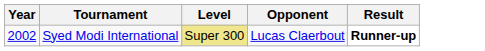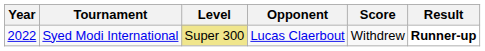+ column: (378, 15)
(22, 36) 2002 -> (22, 36) 2022
